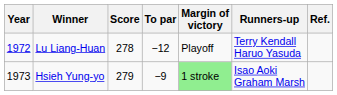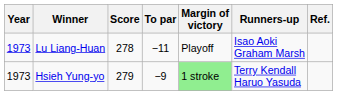(19, 48) 1972 -> (19, 48) 1973
(160, 48) −12 -> (160, 48) −11
(268, 48) Terry Kendall Haruo Yasuda -> (269, 48) Isao Aoki Graham Marsh
(269, 76) Isao Aoki Graham Marsh -> (268, 76) Terry Kendall Haruo Yasuda
